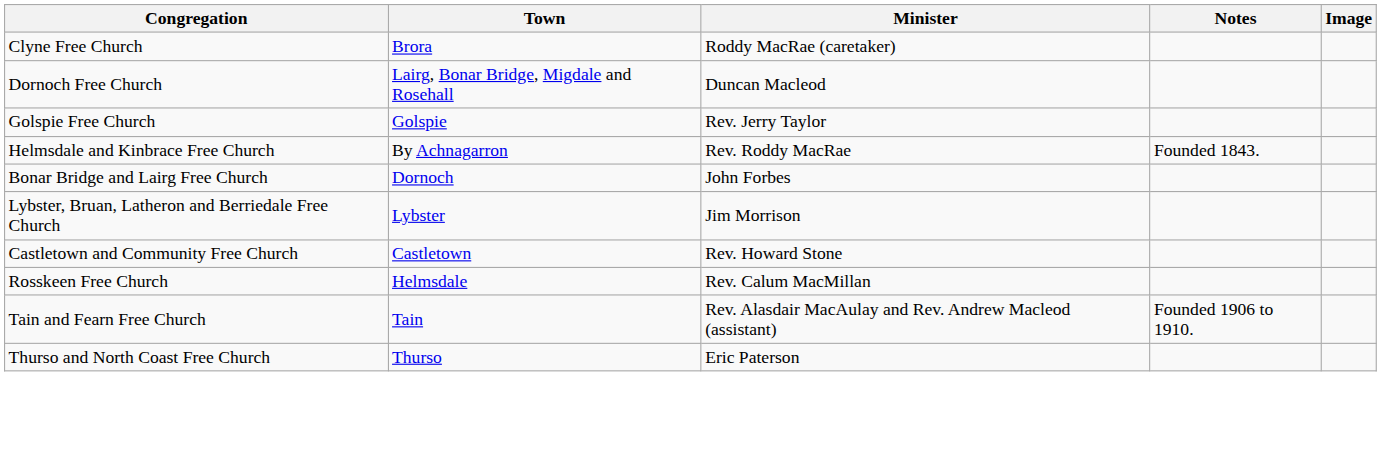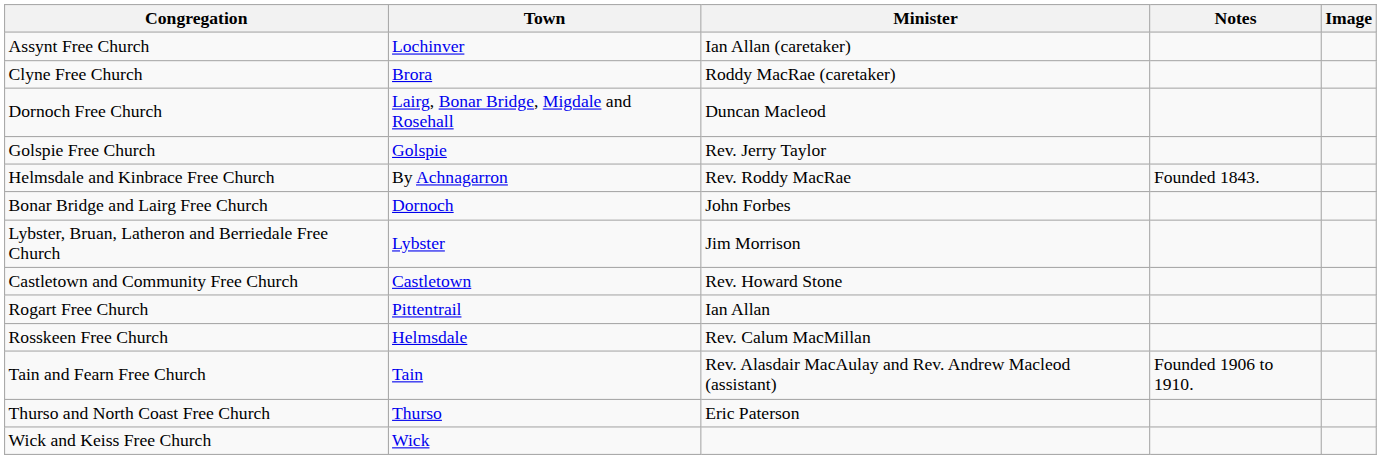+ row: (79, 46)
+ row: (78, 309)
+ row: (110, 440)
